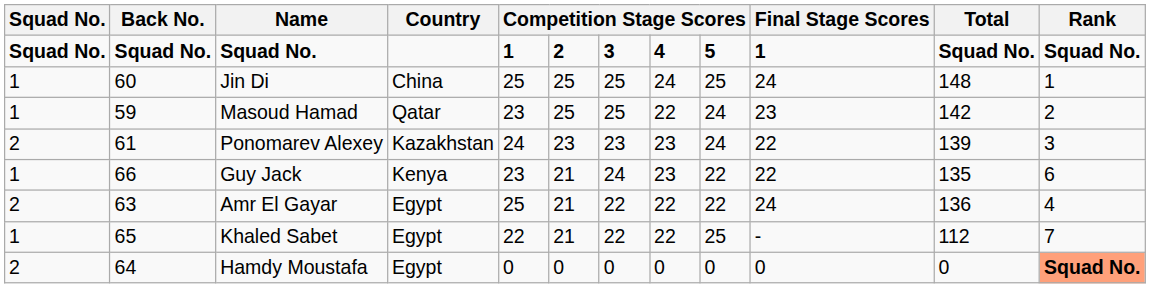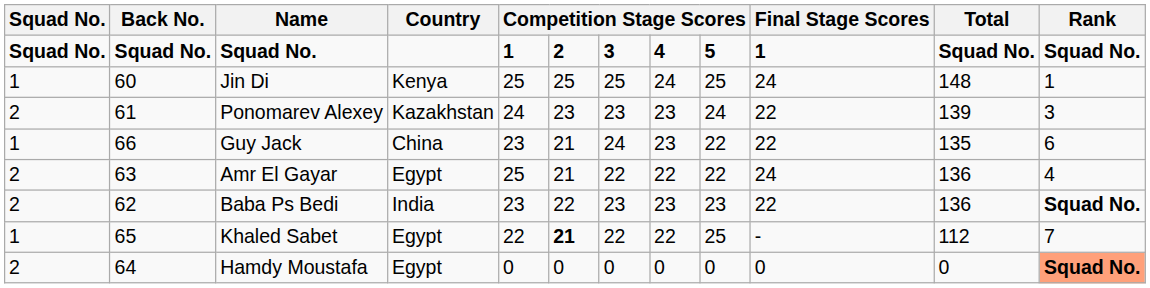(417, 81) China -> (420, 81) Kenya
- row: (289, 112)
(420, 174) Kenya -> (417, 143) China
+ row: (279, 205)
(564, 236) normal -> (564, 236) bold
